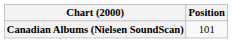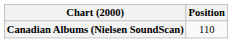(207, 29) 101 -> (207, 29) 110
